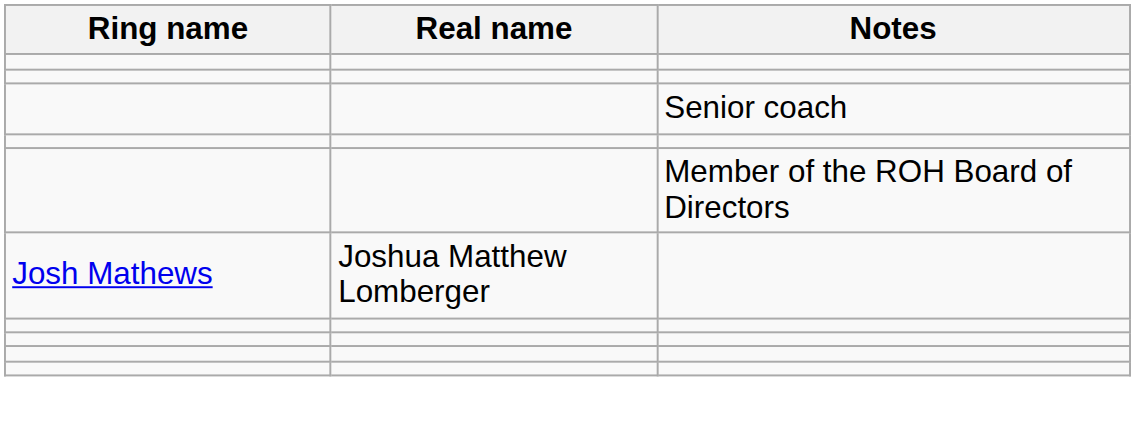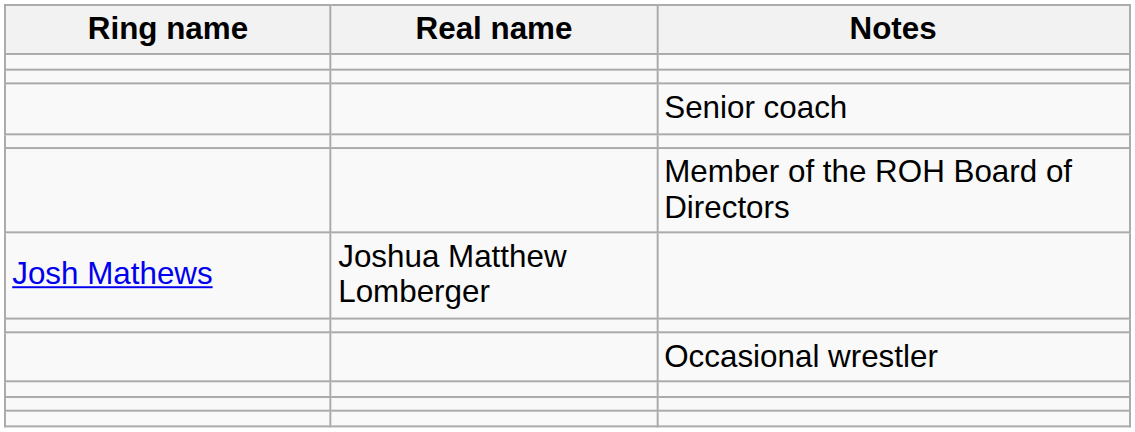+ row: (168, 357)
